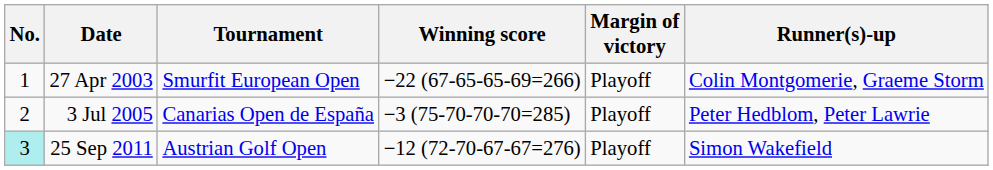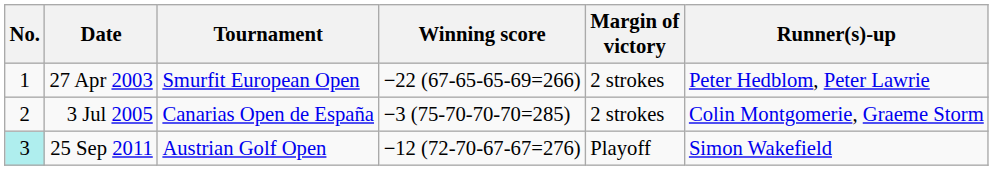(621, 80) Playoff -> (627, 80) 2 strokes
(836, 80) Colin Montgomerie, Graeme Storm -> (809, 80) Peter Hedblom, Peter Lawrie
(621, 114) Playoff -> (627, 114) 2 strokes
(809, 114) Peter Hedblom, Peter Lawrie -> (836, 114) Colin Montgomerie, Graeme Storm
